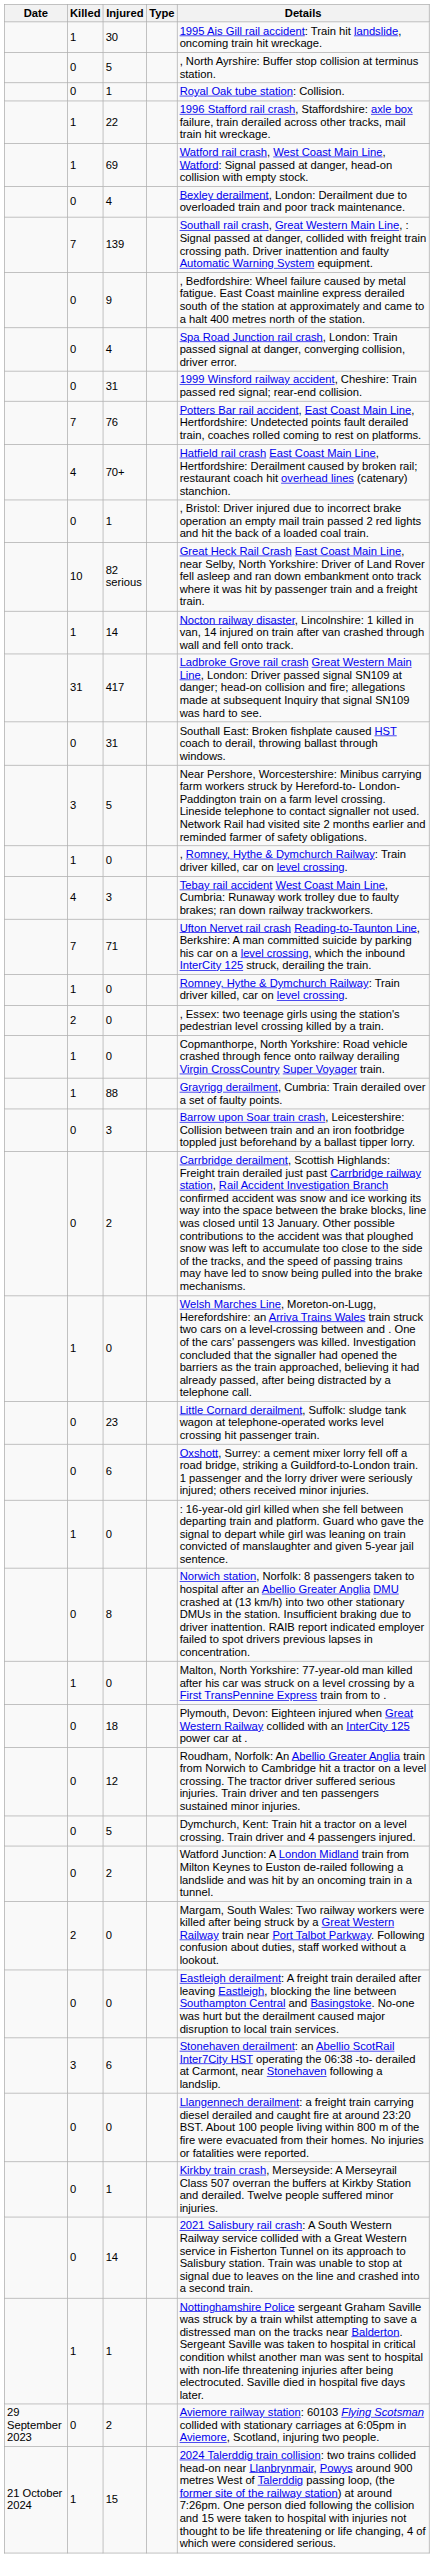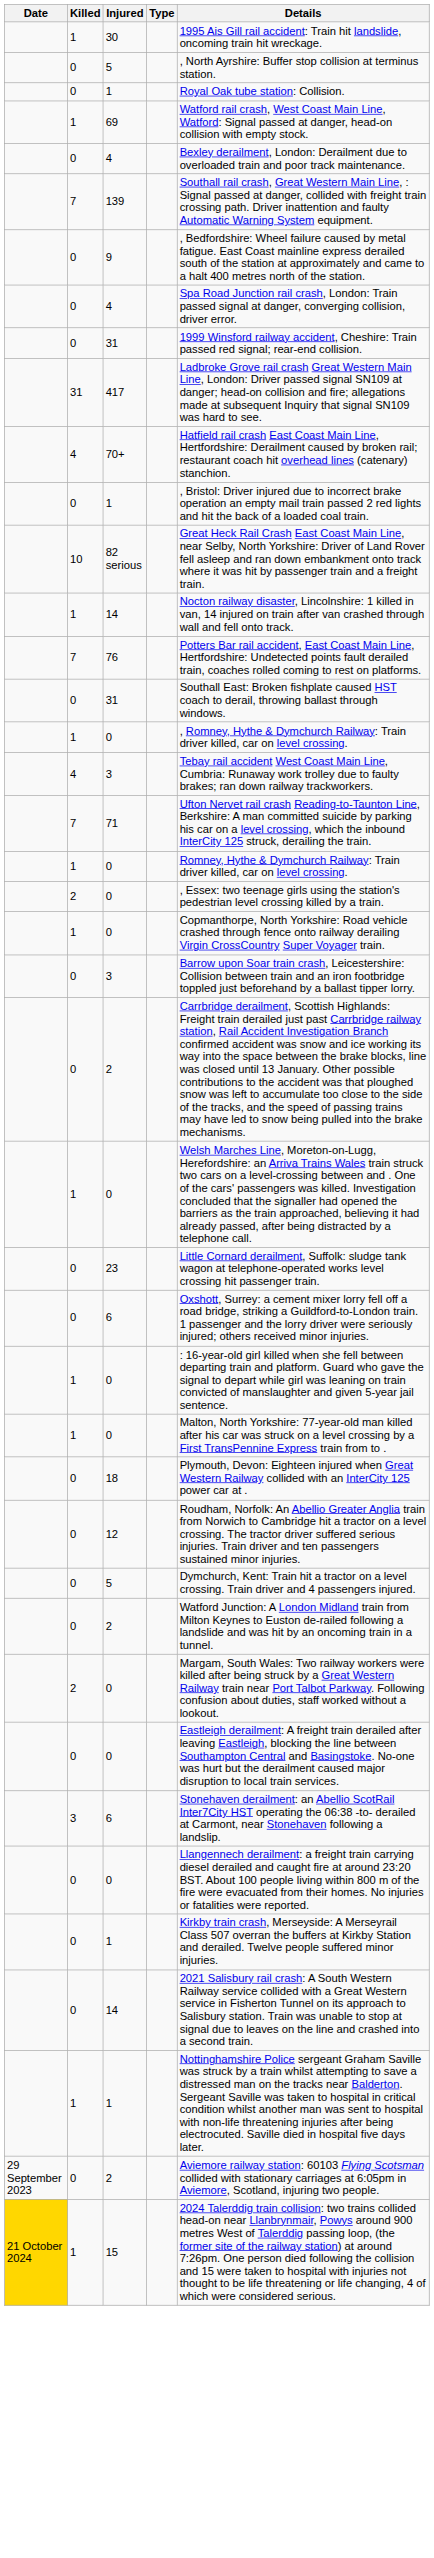- row: (73, 122)
rows swapped: (76, 688) <-> (73, 422)
- row: (73, 805)
- row: (73, 1093)
- row: (73, 1614)
(35, 2499) no background -> (35, 2252) gold background
